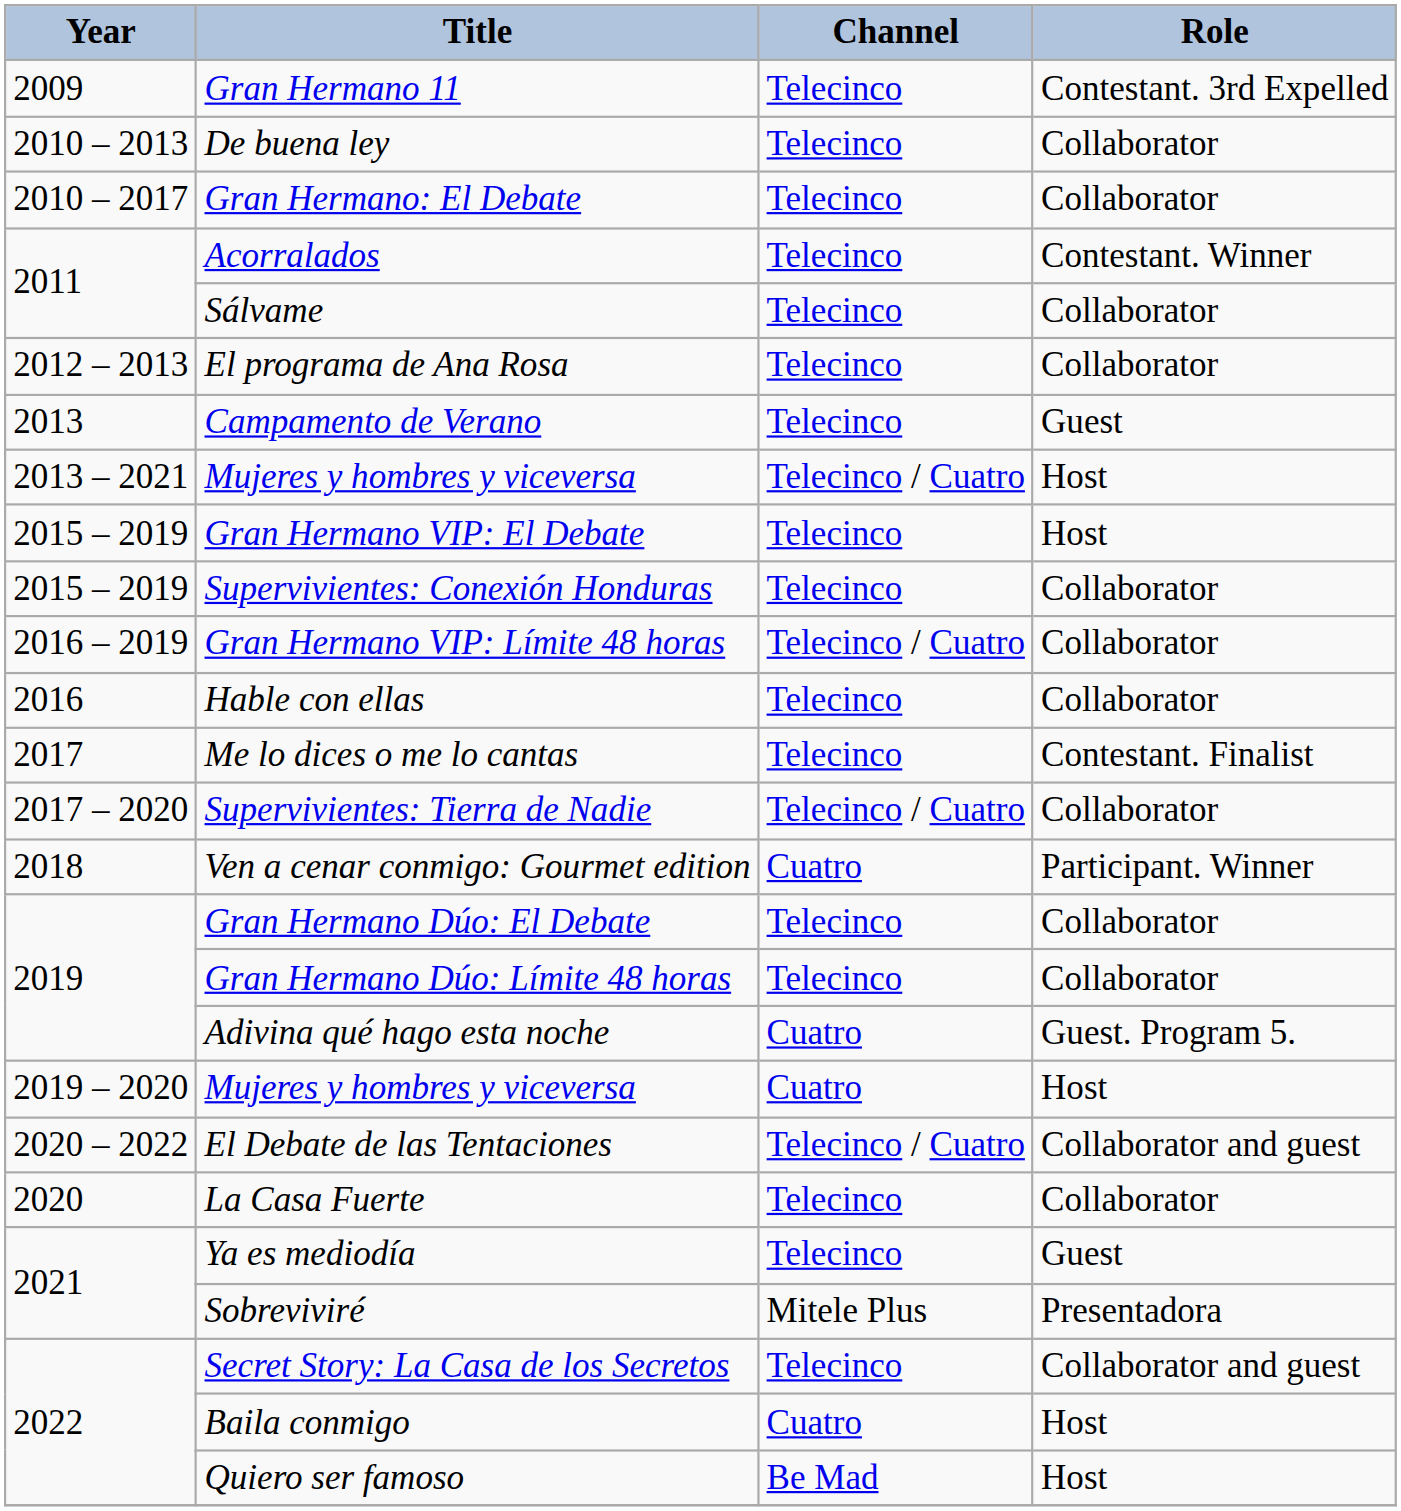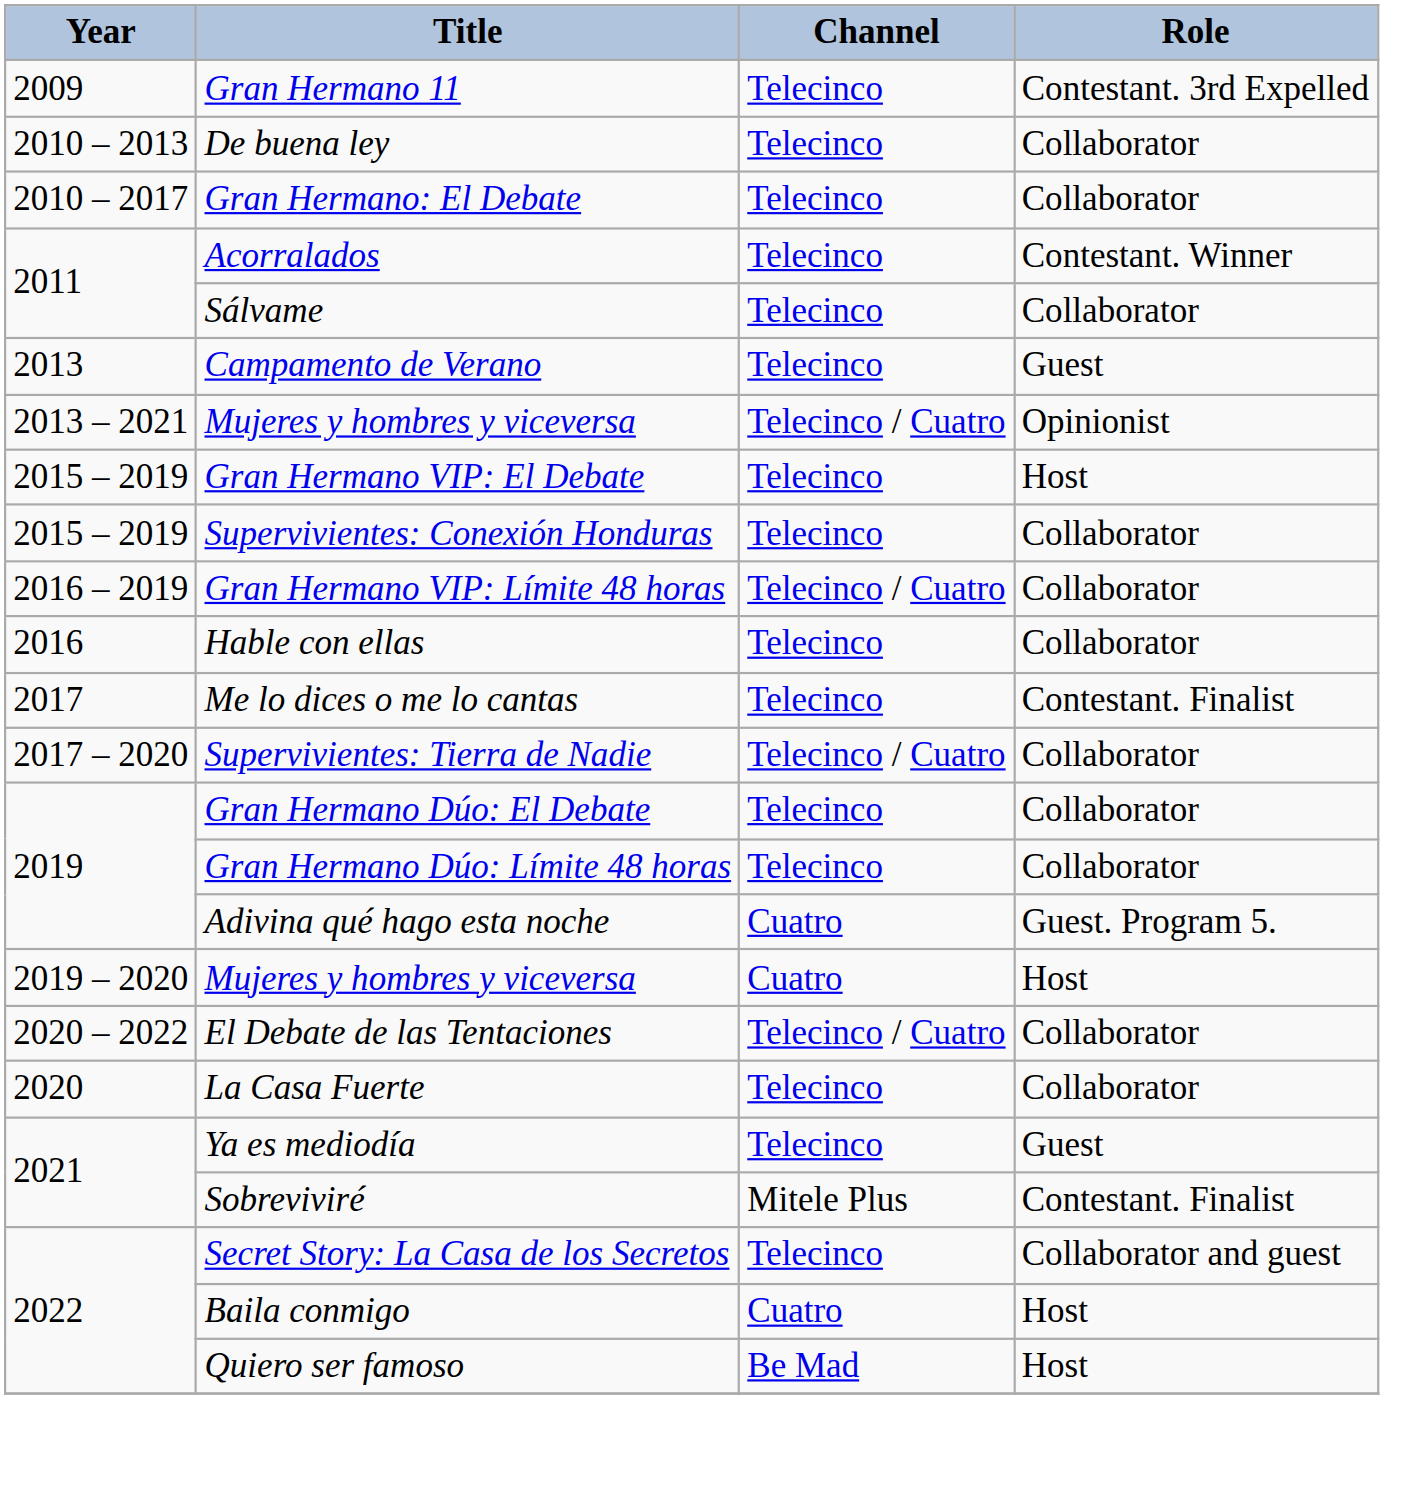- row: (101, 365)
(1074, 476) Host -> (1096, 421) Opinionist
- row: (48, 865)
(1201, 1143) Collaborator and guest -> (1110, 1032) Collaborator
(1132, 1310) Presentadora -> (1158, 1199) Contestant. Finalist
